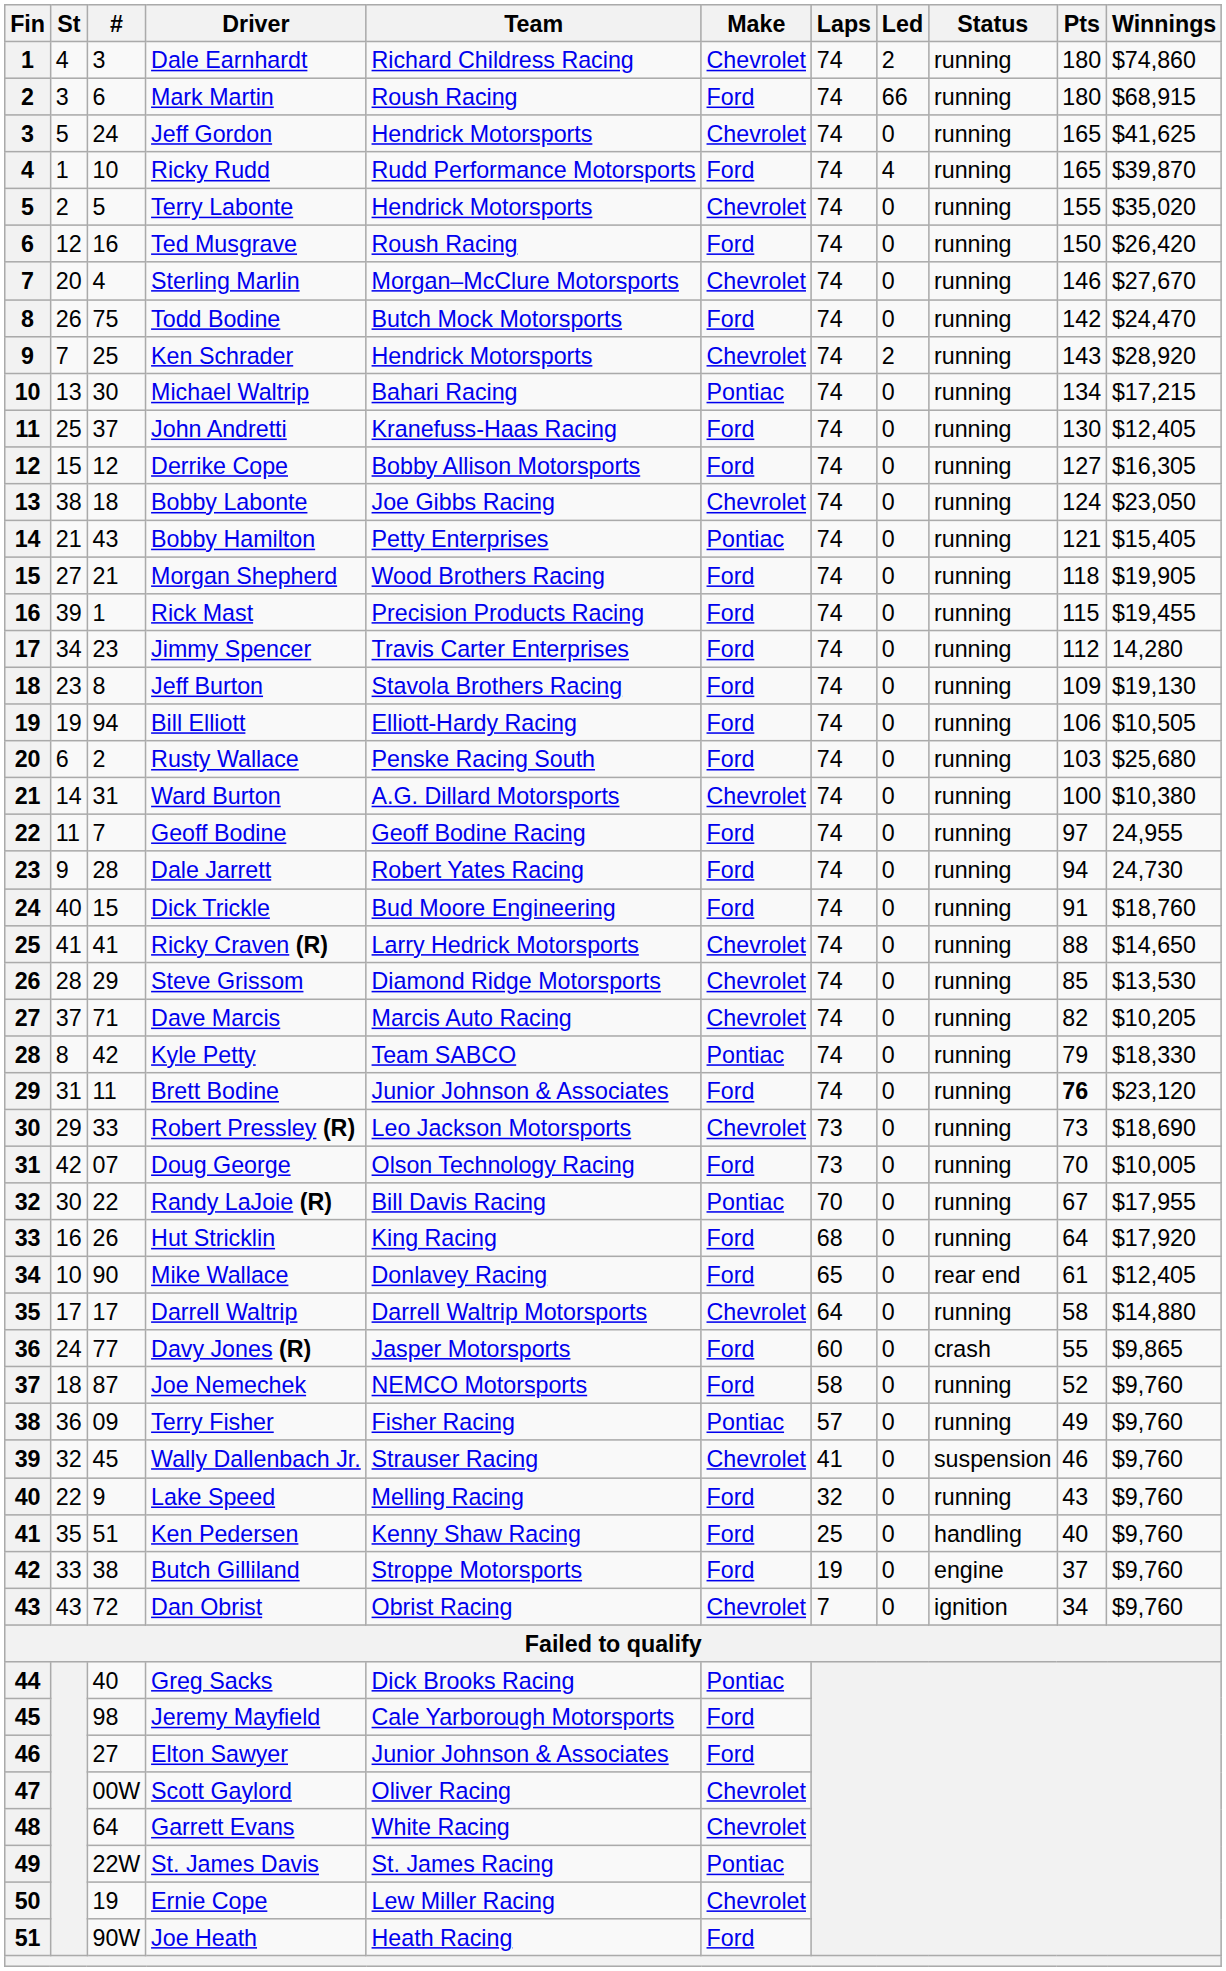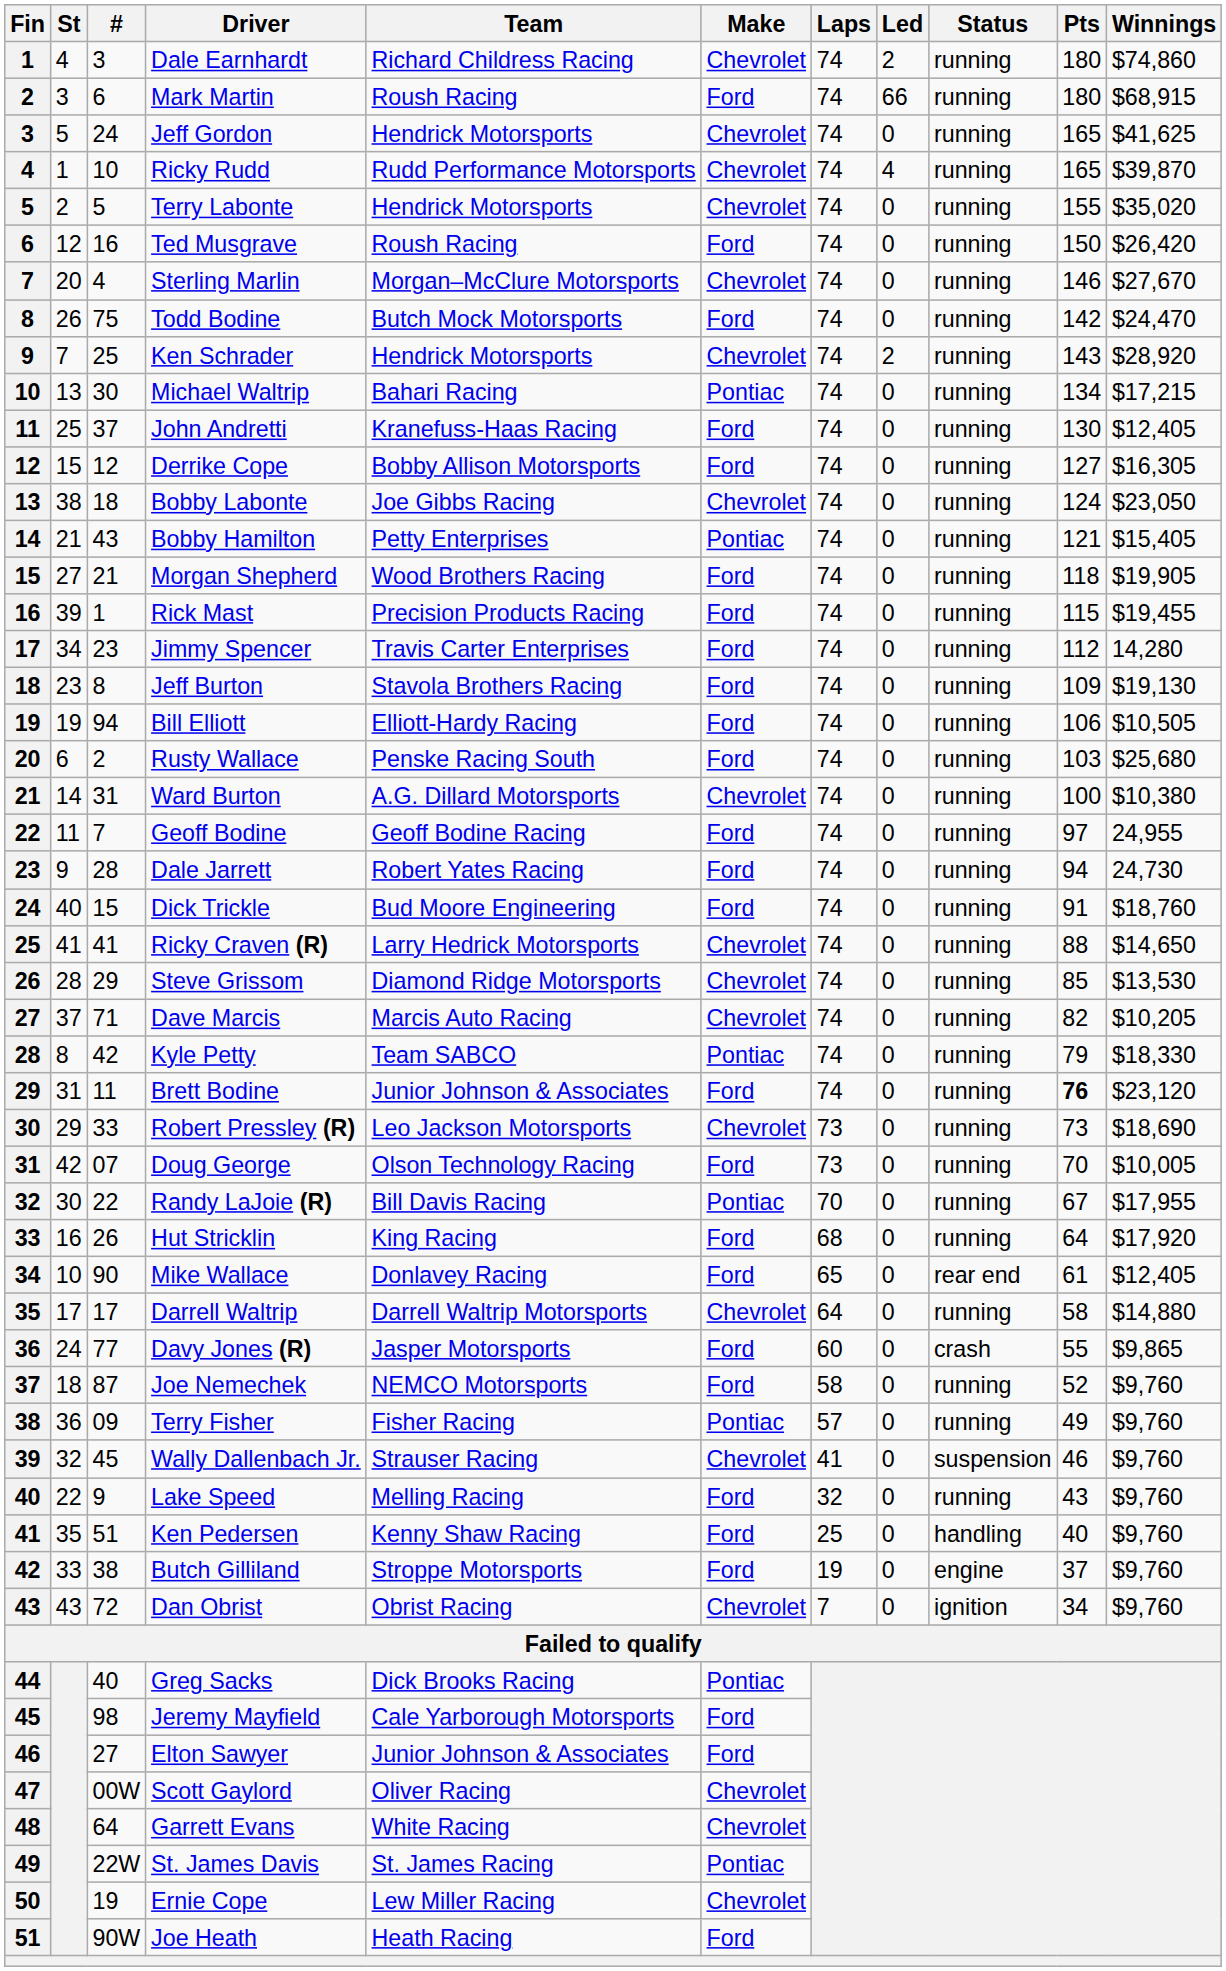(730, 171) Ford -> (756, 171) Chevrolet
